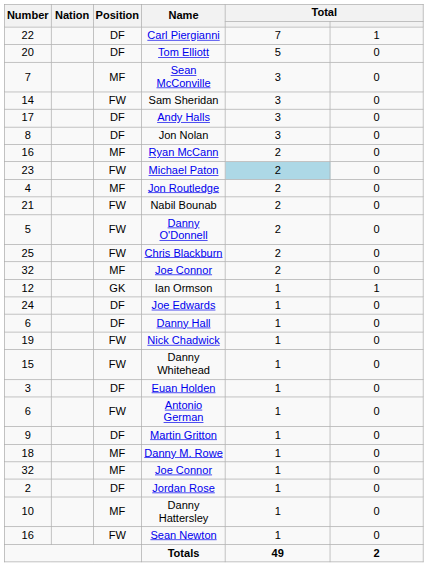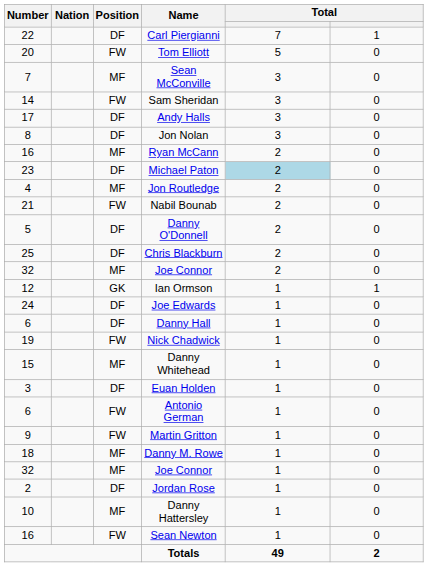(117, 53) DF -> (117, 53) FW
(117, 170) FW -> (117, 170) DF
(117, 229) FW -> (117, 229) DF
(117, 253) FW -> (117, 253) DF
(117, 364) FW -> (117, 364) MF
(117, 435) DF -> (117, 435) FW
